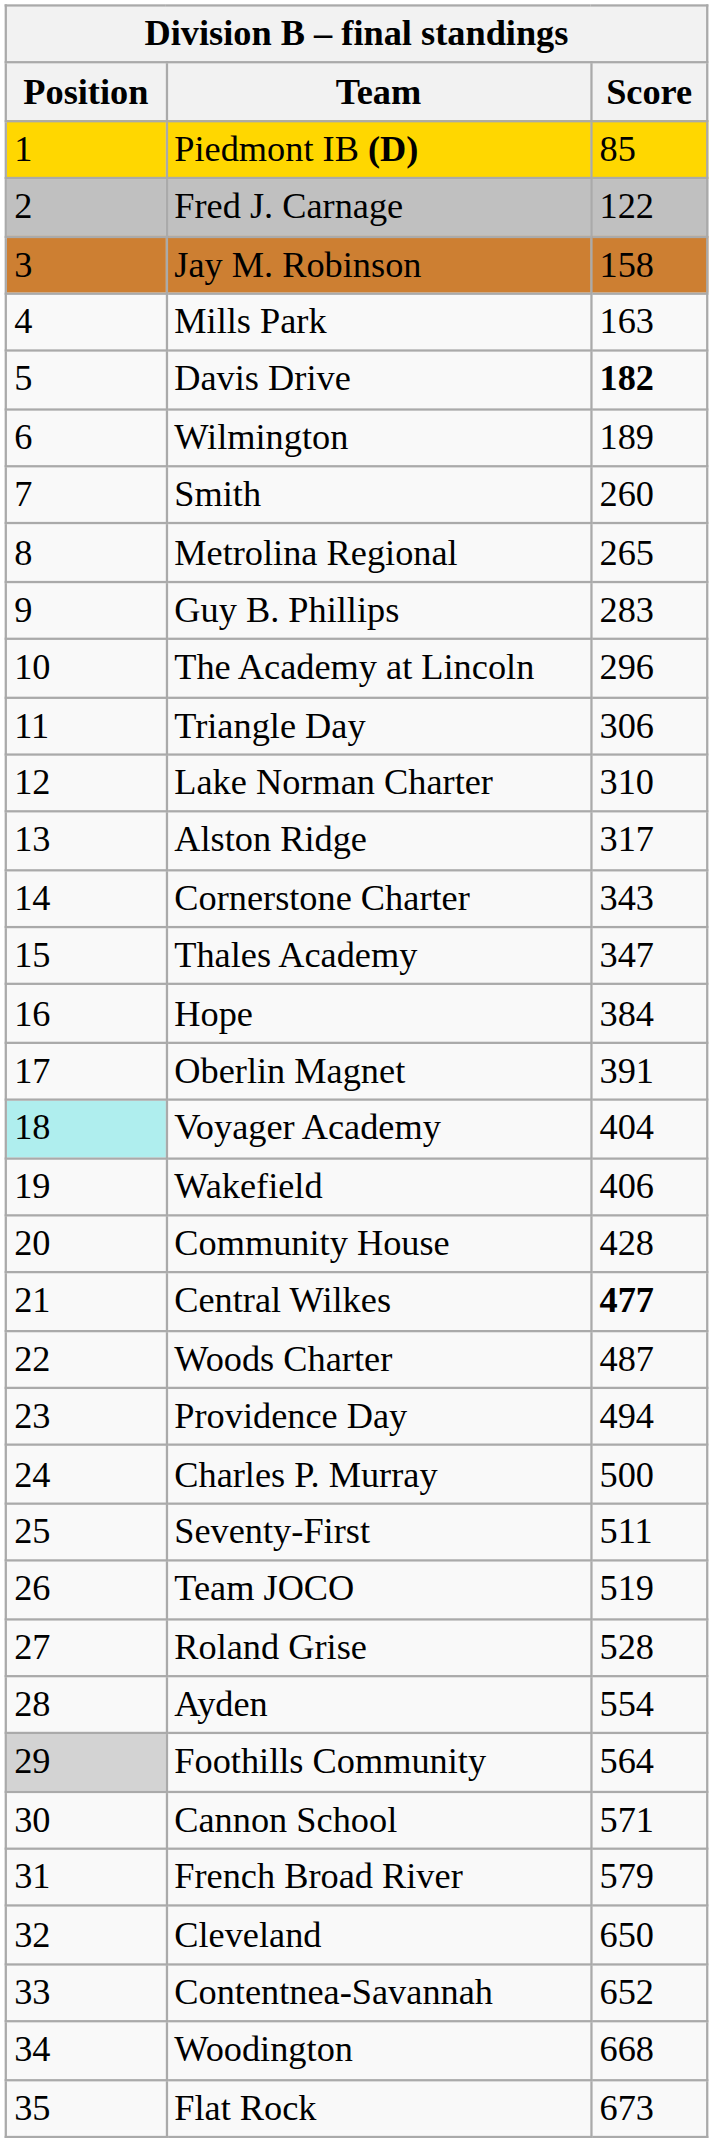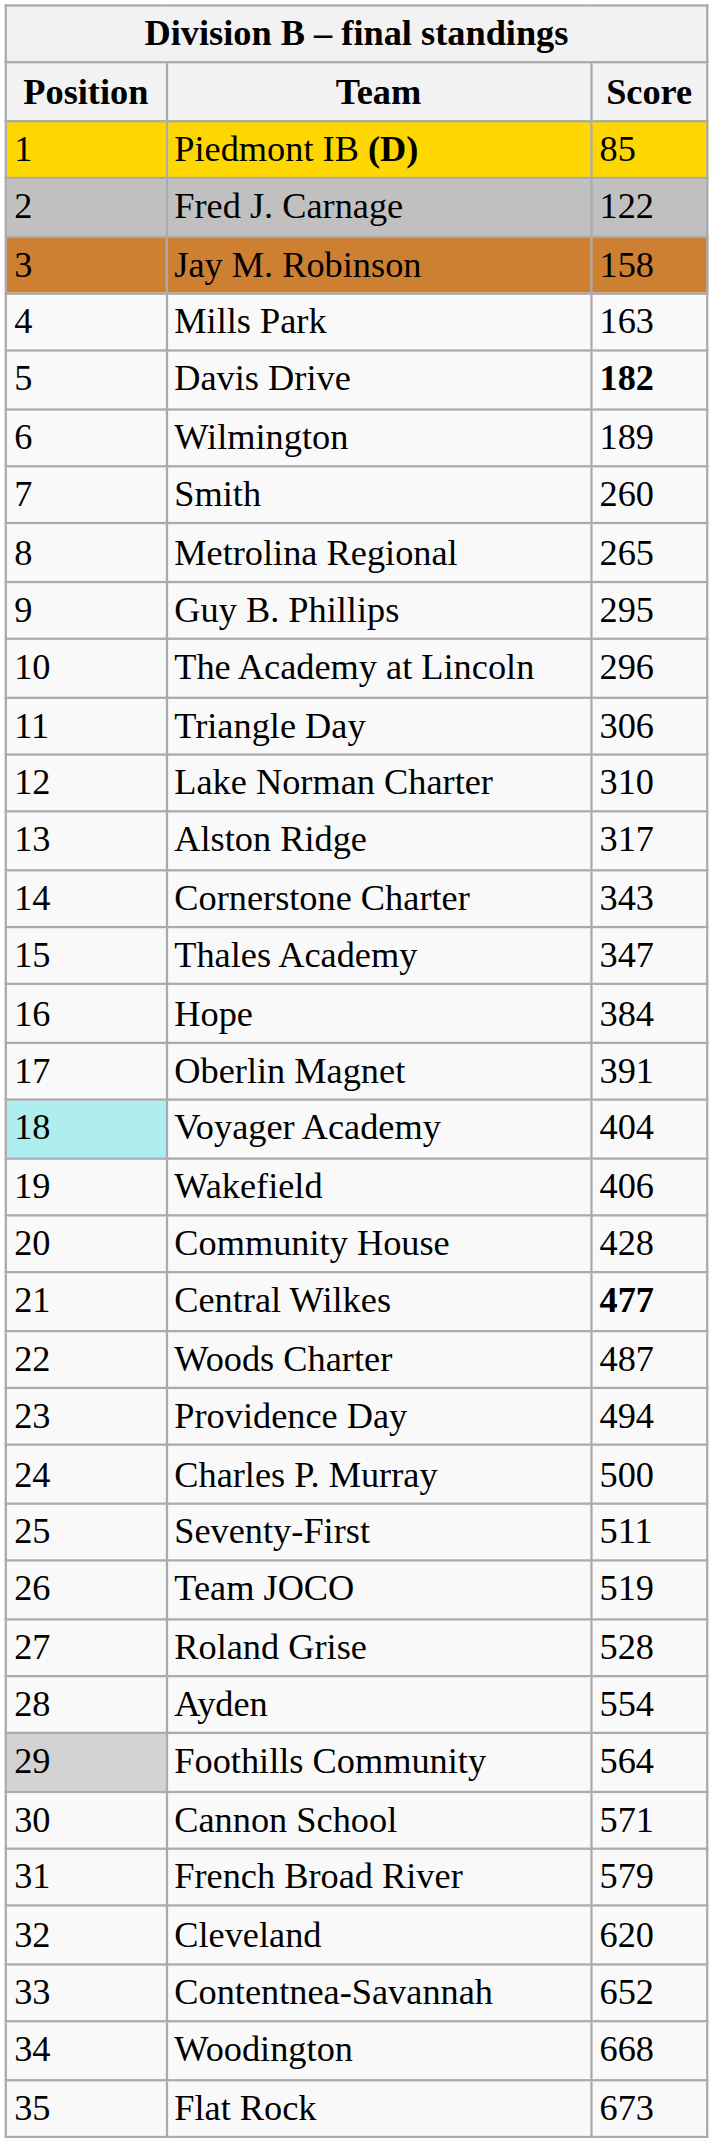(627, 609) 283 -> (627, 609) 295
(627, 1934) 650 -> (627, 1934) 620
